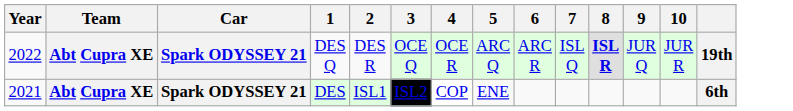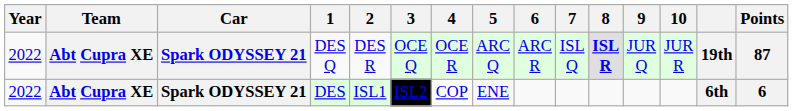+ column: (762, 18)
(25, 92) 2021 -> (25, 92) 2022
